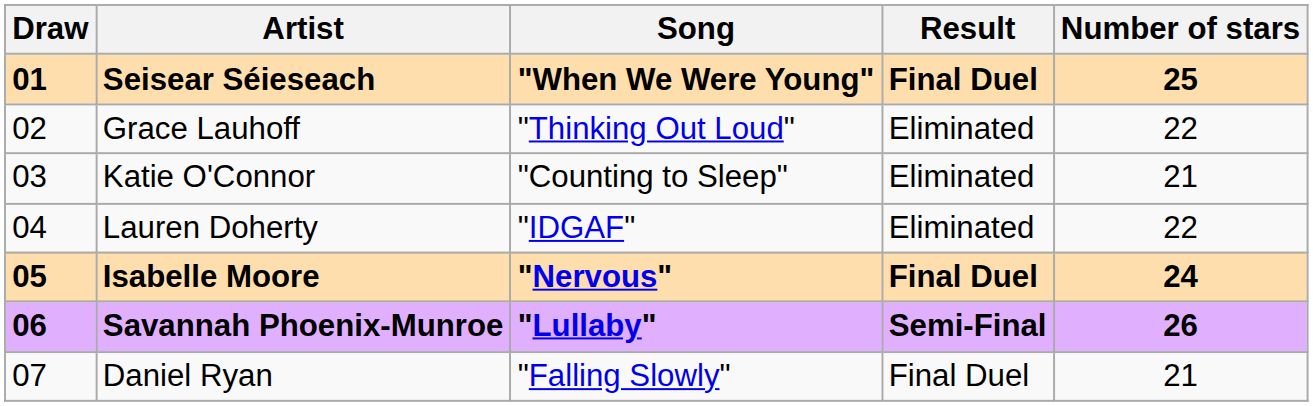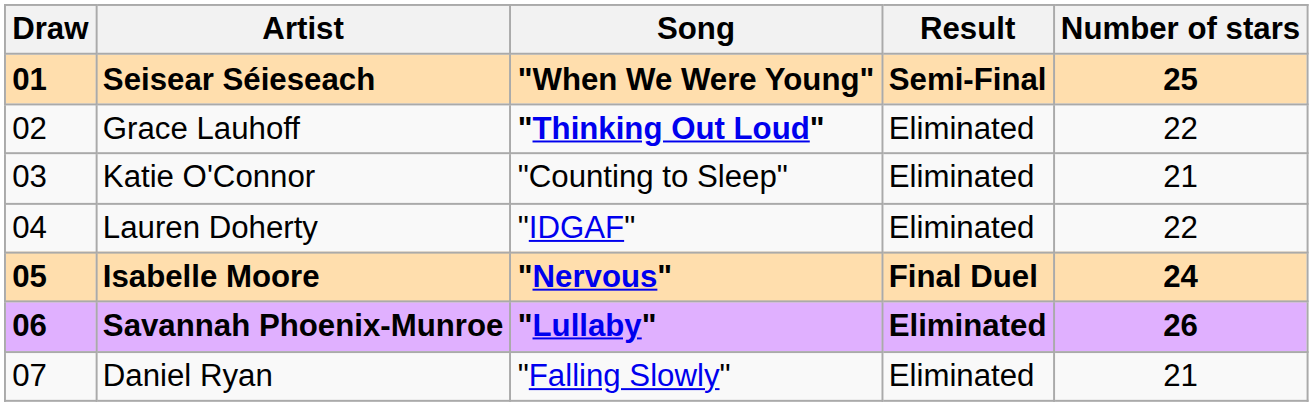(963, 78) Final Duel -> (968, 78) Semi-Final
(656, 128) normal -> (671, 128) bold
(968, 326) Semi-Final -> (968, 326) Eliminated
(959, 375) Final Duel -> (962, 375) Eliminated
